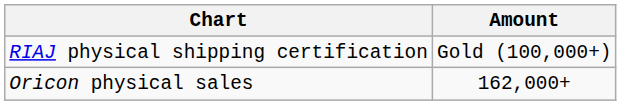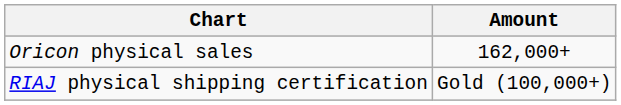rows swapped: (131, 84) <-> (219, 52)
